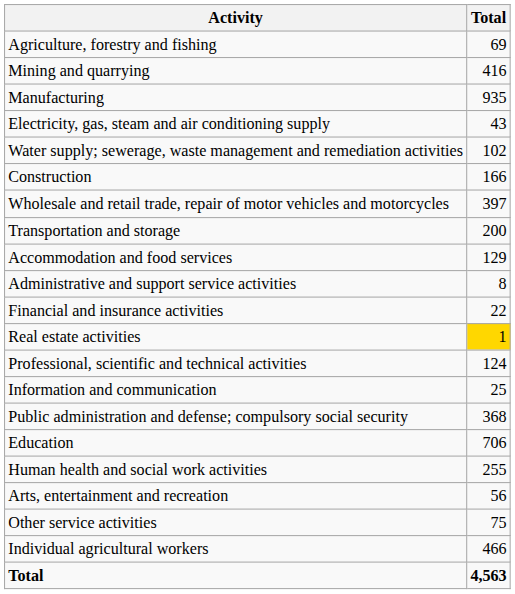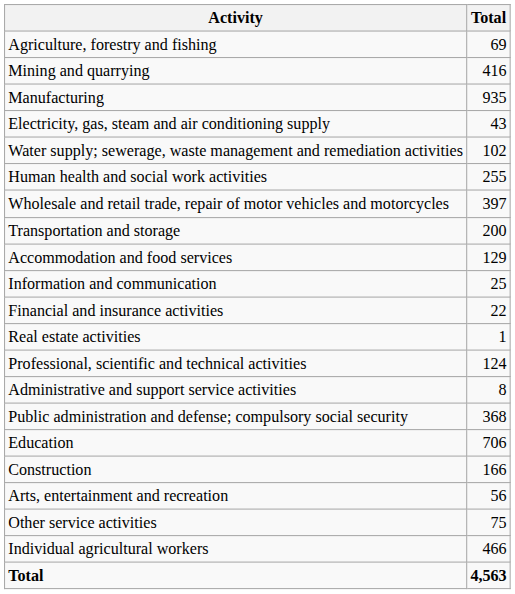rows swapped: (50, 177) <-> (138, 469)
rows swapped: (112, 389) <-> (152, 283)
(503, 336) gold background -> (503, 336) no background
